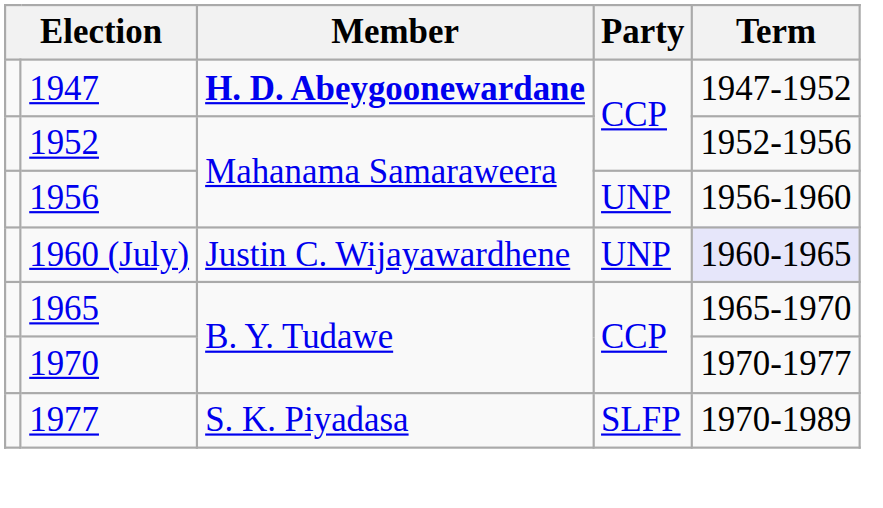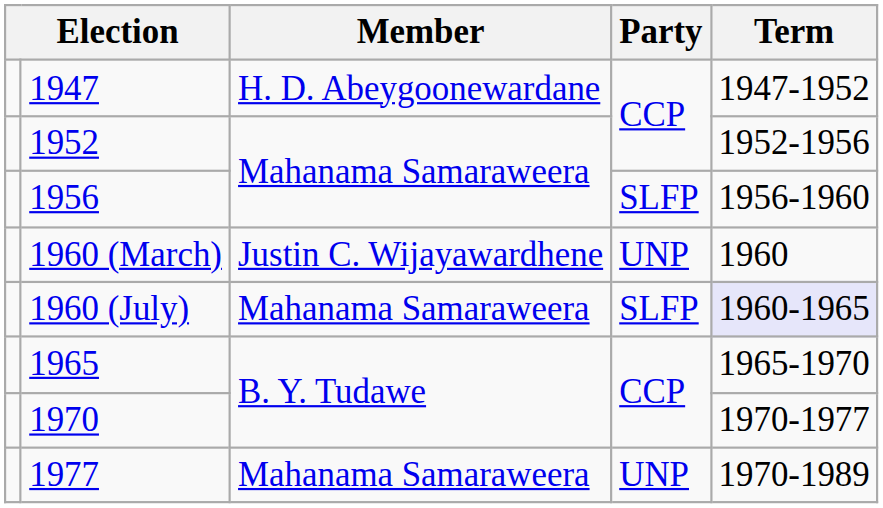(395, 87) bold -> (419, 87) normal
(636, 198) UNP -> (659, 198) SLFP
+ row: (126, 253)
(388, 253) Justin C. Wijayawardhene -> (414, 308) Mahanama Samaraweera
(636, 253) UNP -> (659, 308) SLFP
(307, 419) S. K. Piyadasa -> (414, 474) Mahanama Samaraweera
(641, 419) SLFP -> (654, 474) UNP
